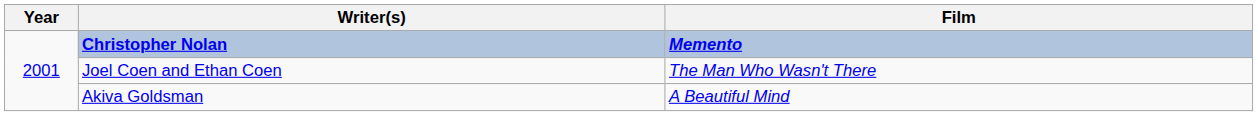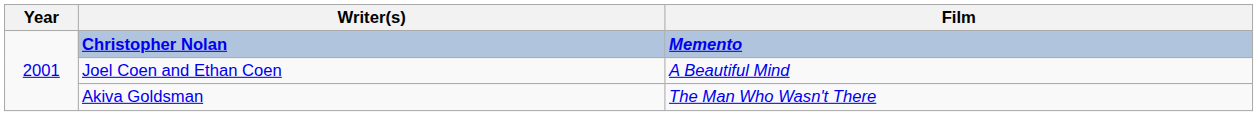(773, 70) The Man Who Wasn't There -> (729, 70) A Beautiful Mind
(729, 96) A Beautiful Mind -> (773, 96) The Man Who Wasn't There
